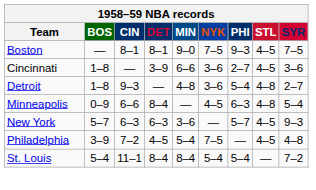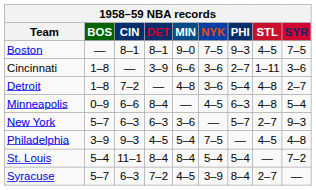(266, 68) 4–5 -> (267, 68) 1–11
(130, 86) 9–3 -> (130, 86) 7–2
(266, 122) 4–5 -> (267, 122) 2–7
(130, 140) 7–2 -> (130, 140) 9–3
+ row: (31, 176)
